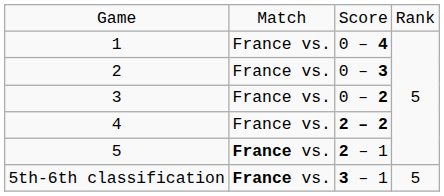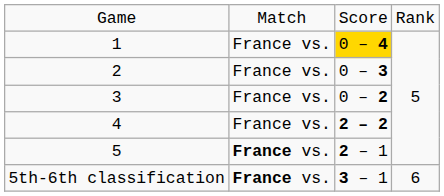(363, 45) no background -> (363, 45) gold background
(415, 178) 5 -> (415, 178) 6
